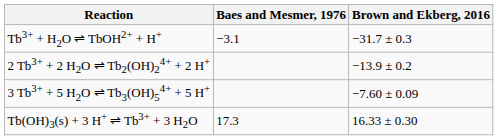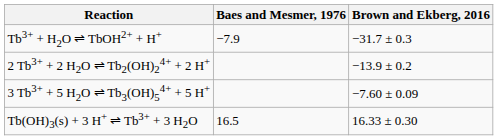(228, 38) −3.1 -> (228, 38) −7.9
(228, 121) 17.3 -> (228, 121) 16.5
